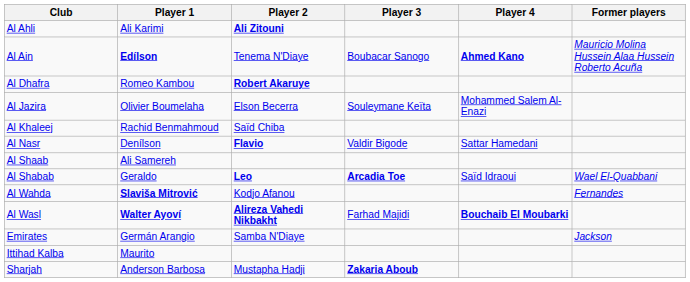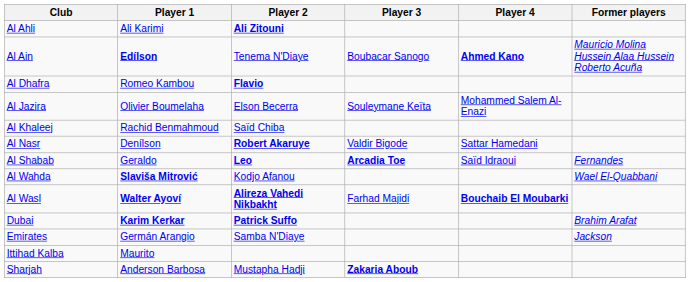(272, 84) Robert Akaruye -> (249, 84) Flavio
(249, 144) Flavio -> (272, 144) Robert Akaruye
- row: (27, 160)
(616, 177) Wael El-Quabbani -> (599, 160) Fernandes
(599, 193) Fernandes -> (616, 177) Wael El-Quabbani
+ row: (20, 221)
